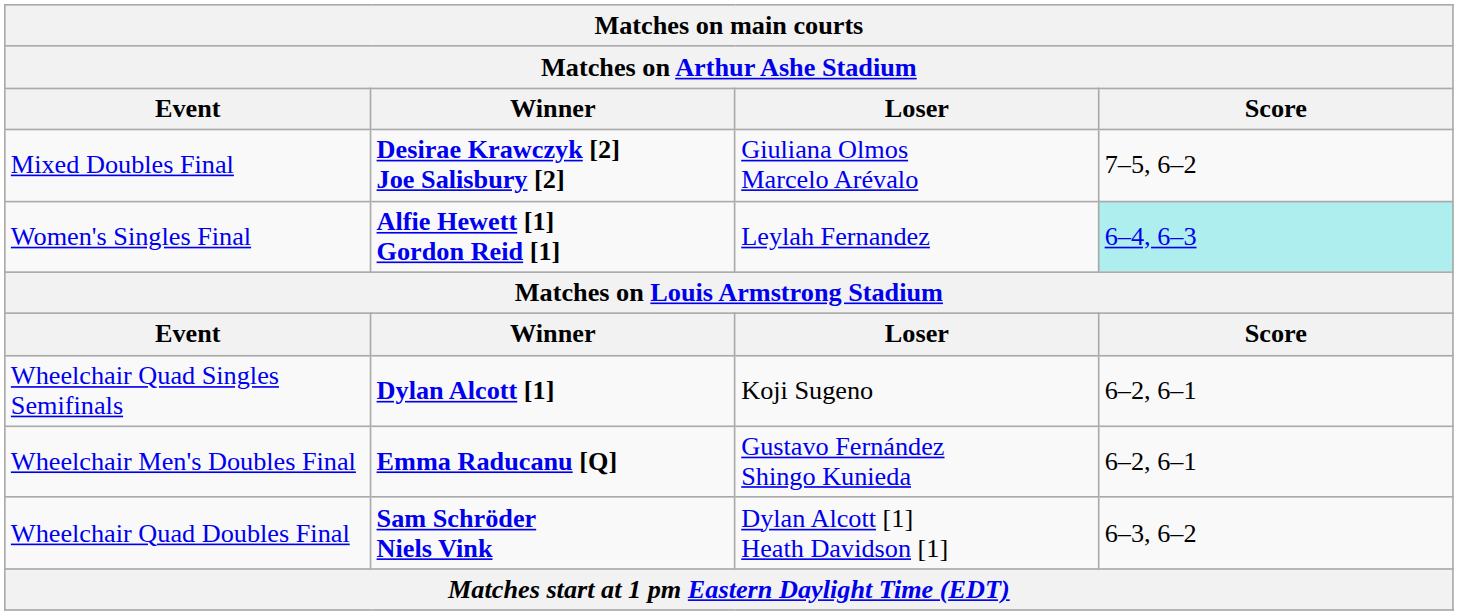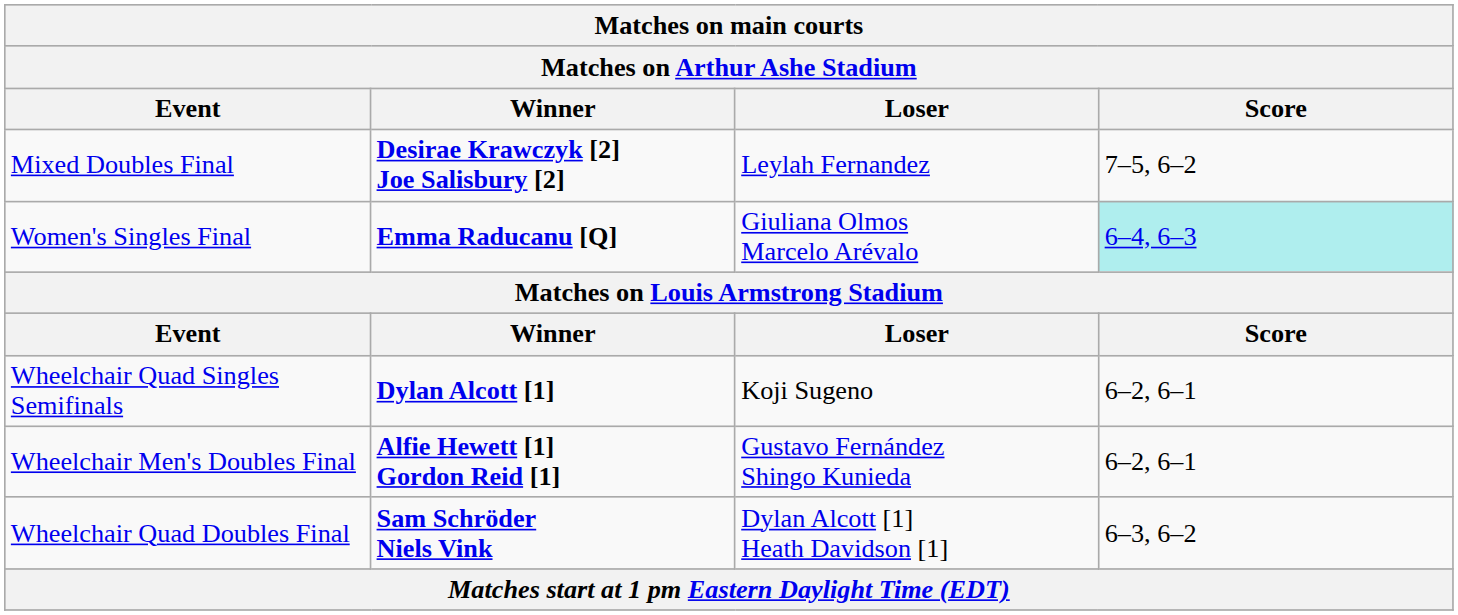(830, 164) Giuliana Olmos Marcelo Arévalo -> (836, 164) Leylah Fernandez
(468, 236) Alfie Hewett [1] Gordon Reid [1] -> (497, 236) Emma Raducanu [Q]
(836, 236) Leylah Fernandez -> (830, 236) Giuliana Olmos Marcelo Arévalo
(497, 461) Emma Raducanu [Q] -> (468, 461) Alfie Hewett [1] Gordon Reid [1]
